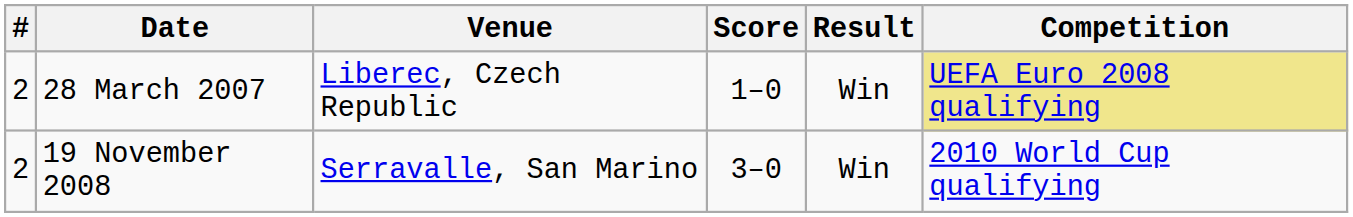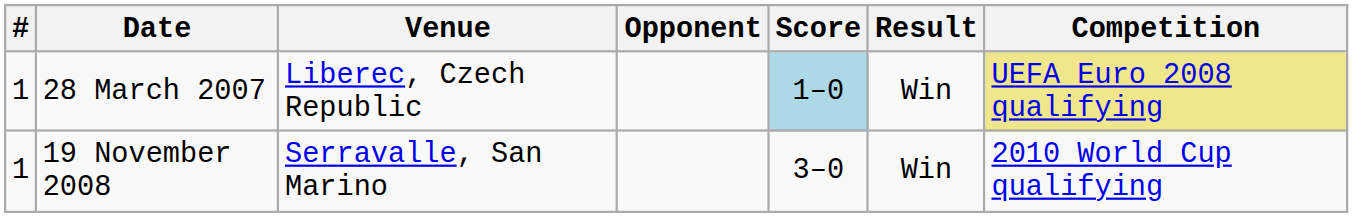+ column: (693, 28)
(20, 92) 2 -> (20, 92) 1
(756, 92) no background -> (818, 92) lightblue background
(20, 171) 2 -> (20, 171) 1
